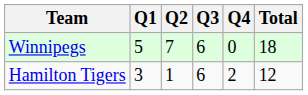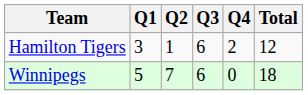rows swapped: (47, 47) <-> (67, 75)
